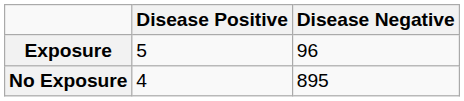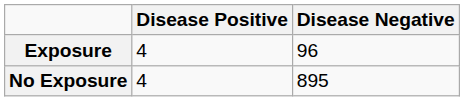(142, 50) 5 -> (142, 50) 4
